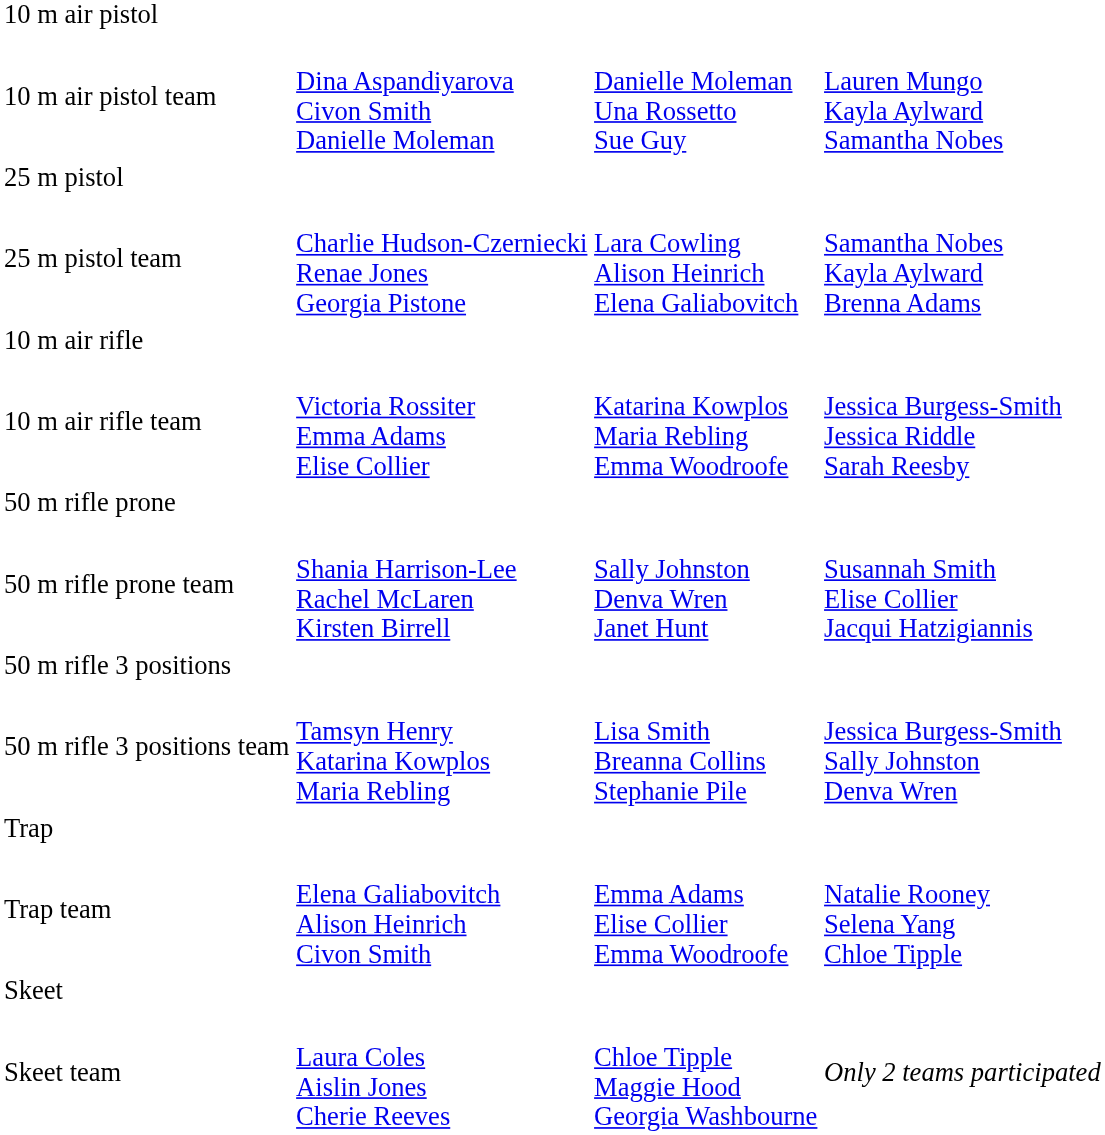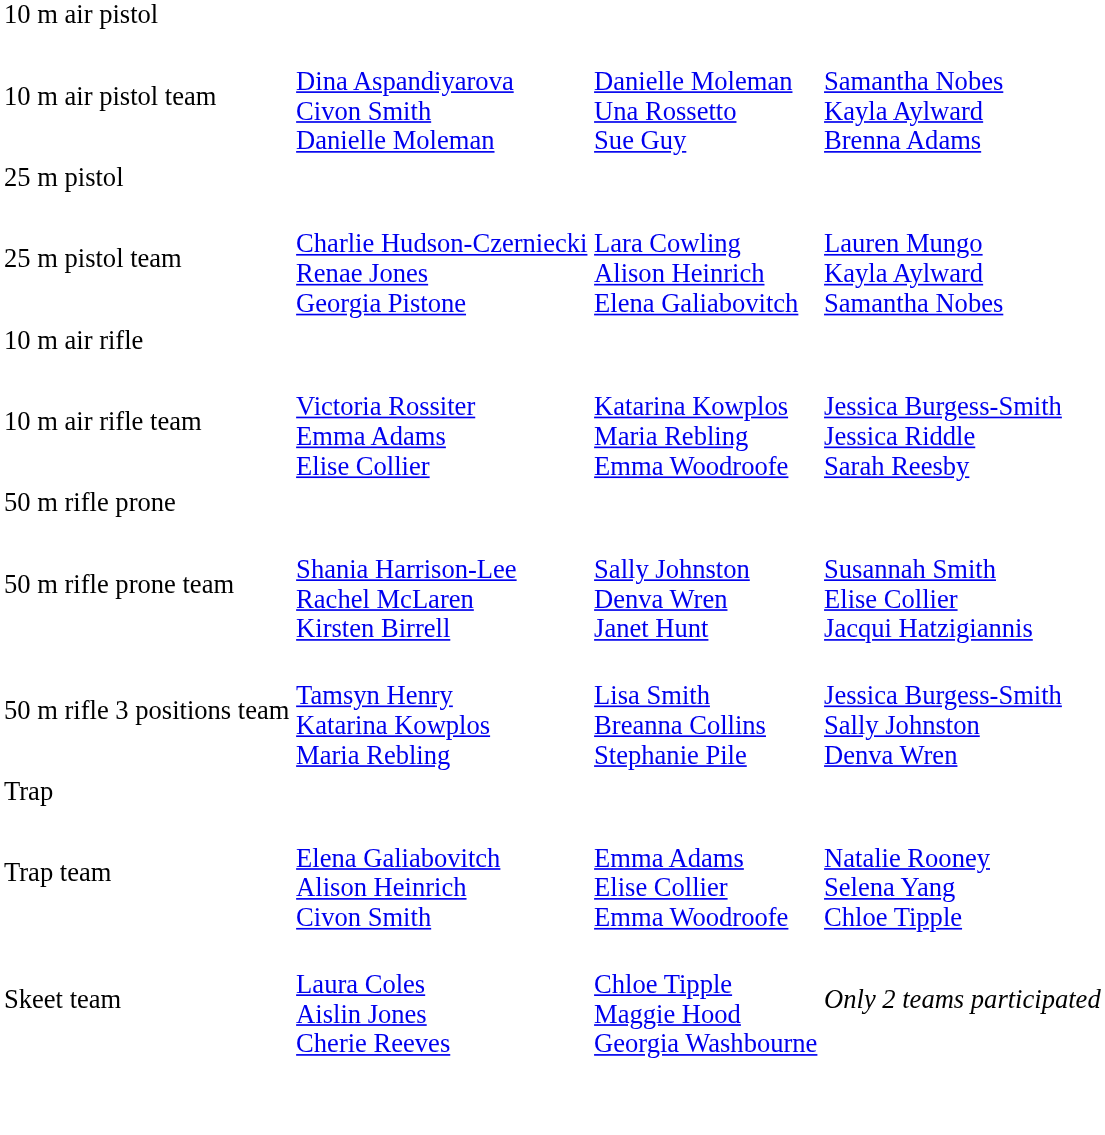(914, 110) Lauren Mungo Kayla Aylward Samantha Nobes -> (914, 110) Samantha Nobes Kayla Aylward Brenna Adams
(914, 273) Samantha Nobes Kayla Aylward Brenna Adams -> (914, 273) Lauren Mungo Kayla Aylward Samantha Nobes
- row: (118, 665)
- row: (33, 990)
